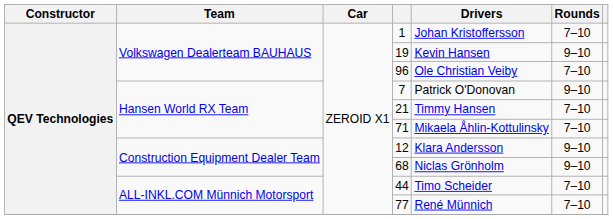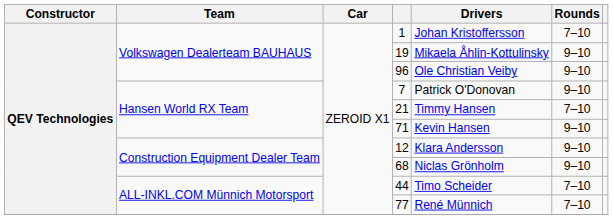(452, 52) Kevin Hansen -> (482, 52) Mikaela Åhlin-Kottulinsky
(577, 71) 7–10 -> (577, 71) 9–10
(482, 128) Mikaela Åhlin-Kottulinsky -> (452, 128) Kevin Hansen
(577, 128) 7–10 -> (577, 128) 9–10
